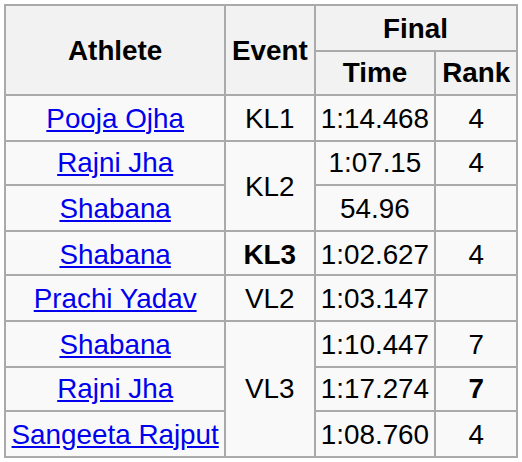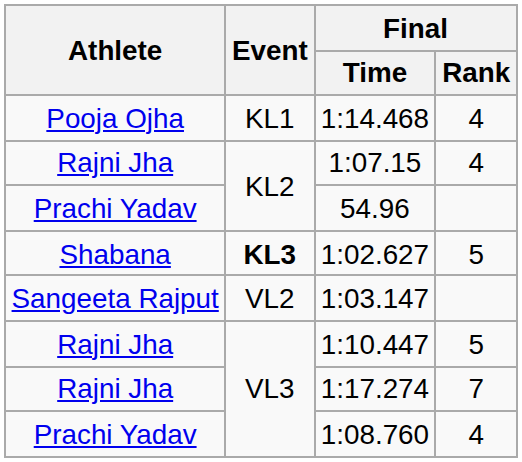(115, 208) Shabana -> (115, 208) Prachi Yadav
(476, 253) 4 -> (476, 253) 5
(115, 298) Prachi Yadav -> (115, 298) Sangeeta Rajput
(115, 343) Shabana -> (115, 343) Rajni Jha
(476, 343) 7 -> (476, 343) 5
(476, 388) bold -> (476, 388) normal
(115, 434) Sangeeta Rajput -> (115, 434) Prachi Yadav
